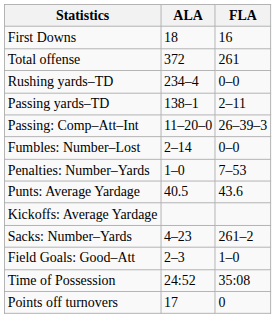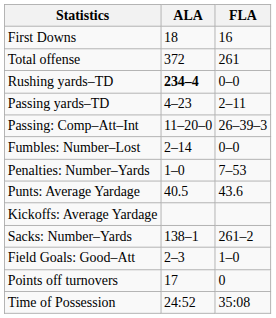(181, 81) normal -> (181, 81) bold
(181, 103) 138–1 -> (178, 103) 4–23
(178, 236) 4–23 -> (181, 236) 138–1
rows swapped: (63, 302) <-> (62, 280)
